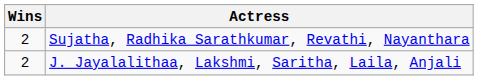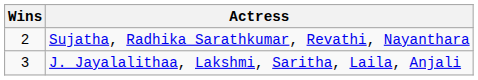(25, 63) 2 -> (25, 63) 3
